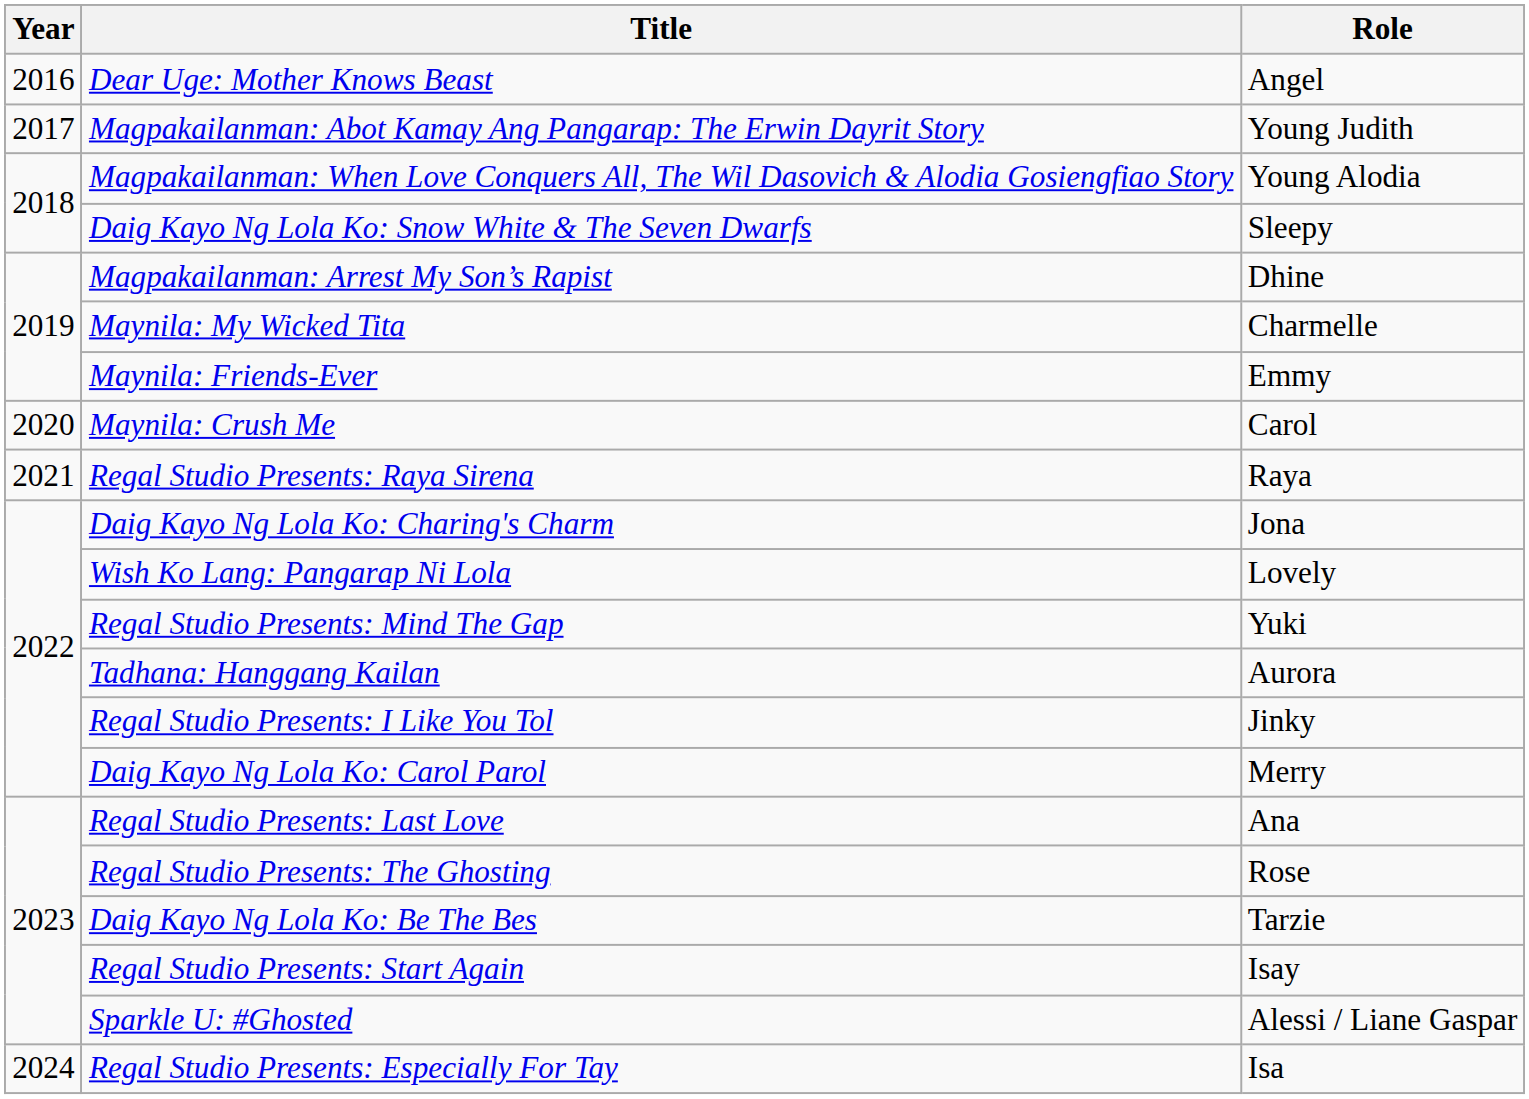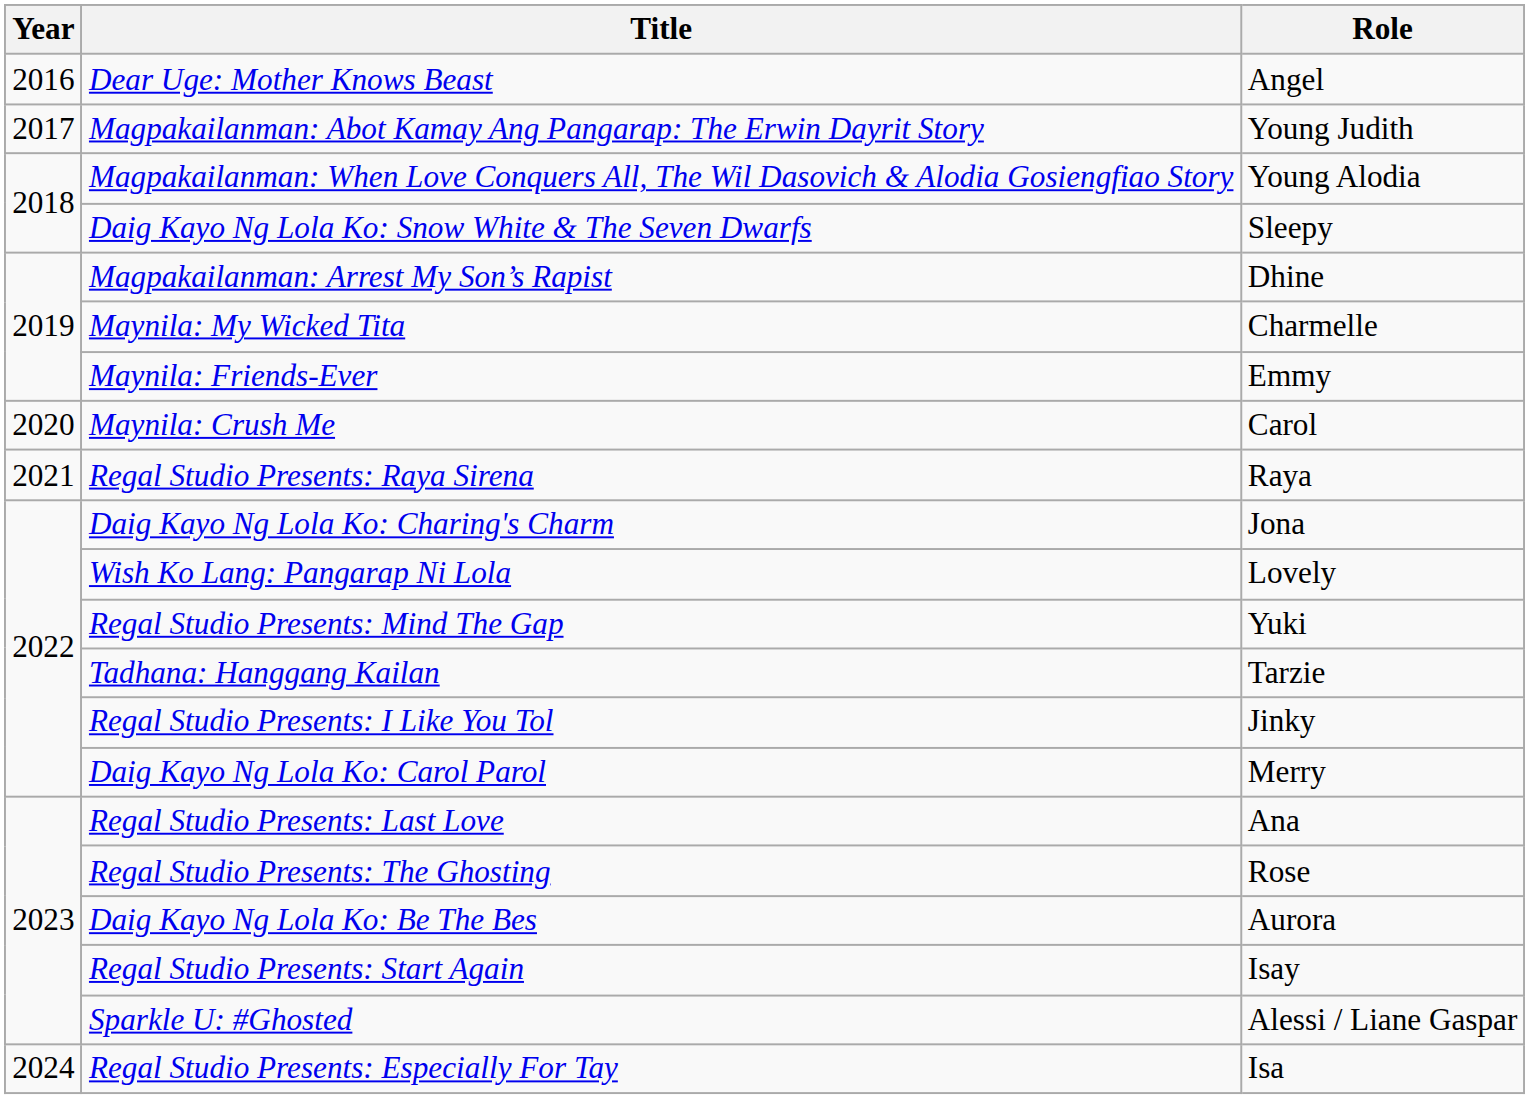(1292, 672) Aurora -> (1287, 672) Tarzie
(1287, 919) Tarzie -> (1292, 919) Aurora
